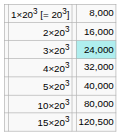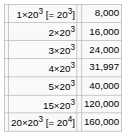(99, 49) paleturquoise background -> (104, 49) no background
(99, 67) 32,000 -> (104, 67) 31,997
- row: (54, 104)
(96, 122) 120,500 -> (102, 104) 120,000
+ row: (43, 122)
